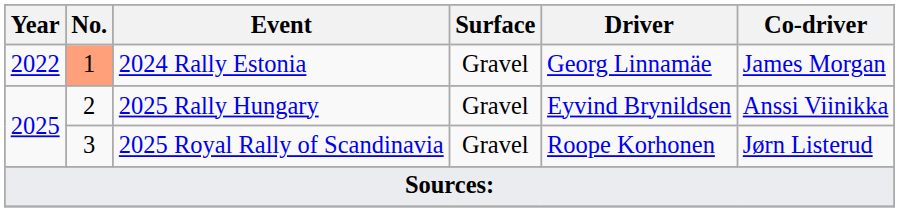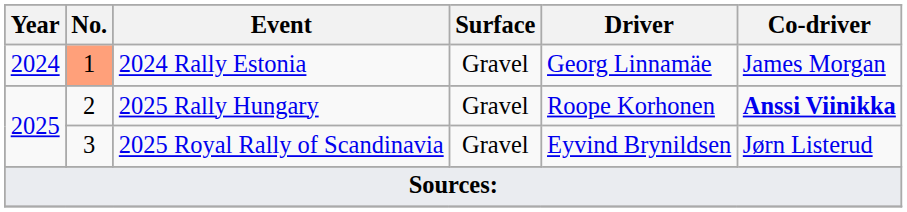(35, 64) 2022 -> (35, 64) 2024
(639, 105) Eyvind Brynildsen -> (631, 105) Roope Korhonen
(816, 105) normal -> (819, 105) bold
(631, 145) Roope Korhonen -> (639, 145) Eyvind Brynildsen
